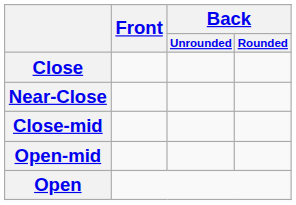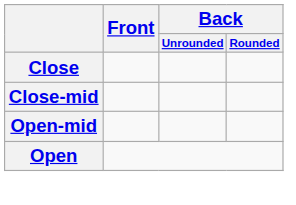- row: (58, 96)
